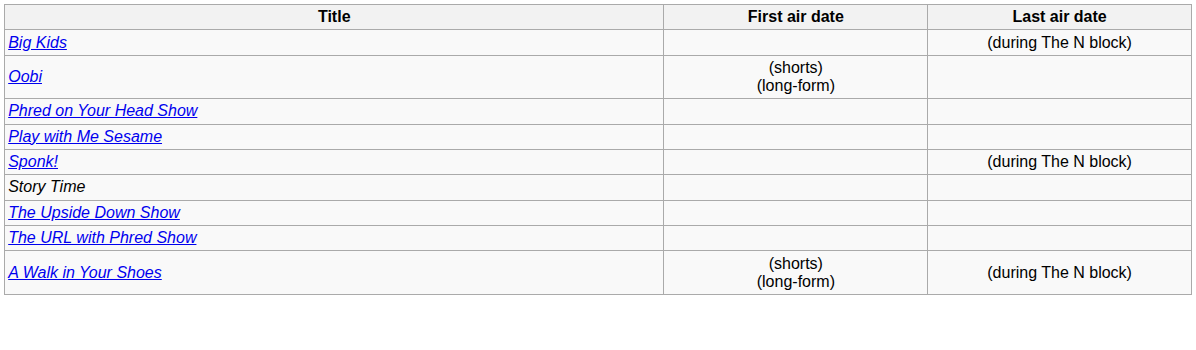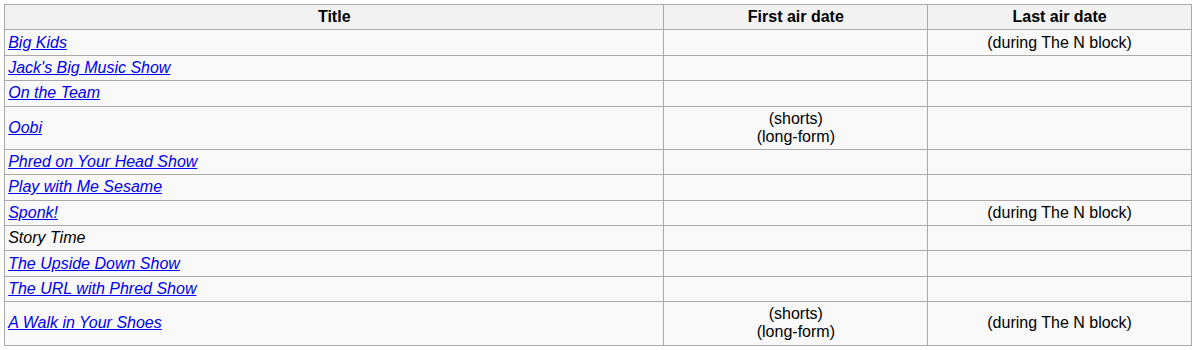+ row: (89, 67)
+ row: (54, 93)
